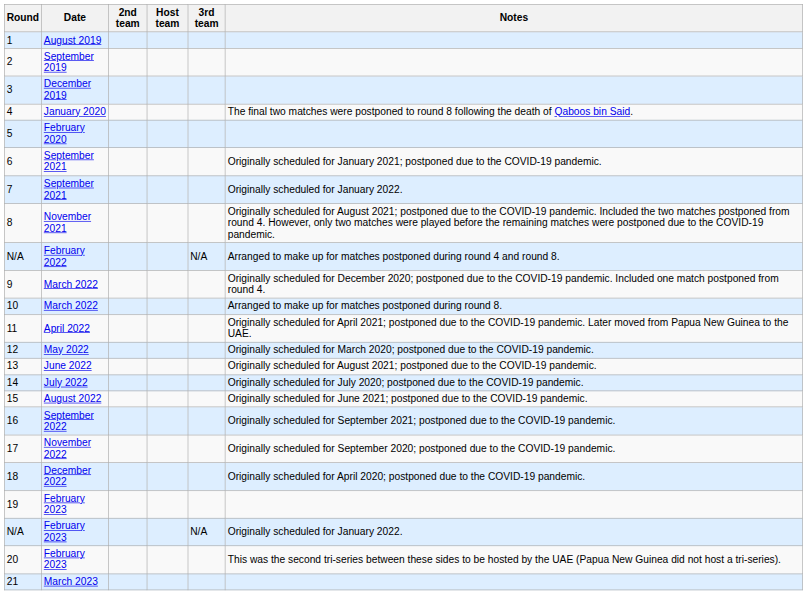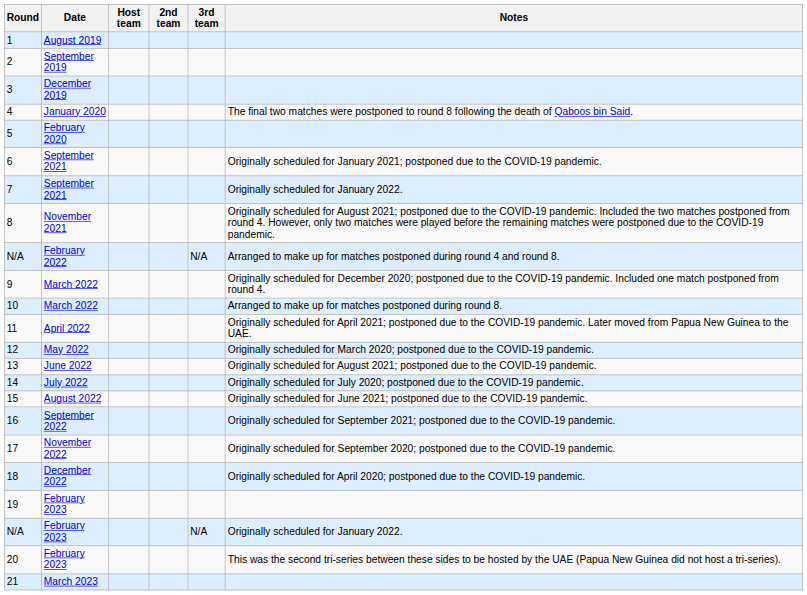columns swapped: (167, 18) <-> (128, 18)
